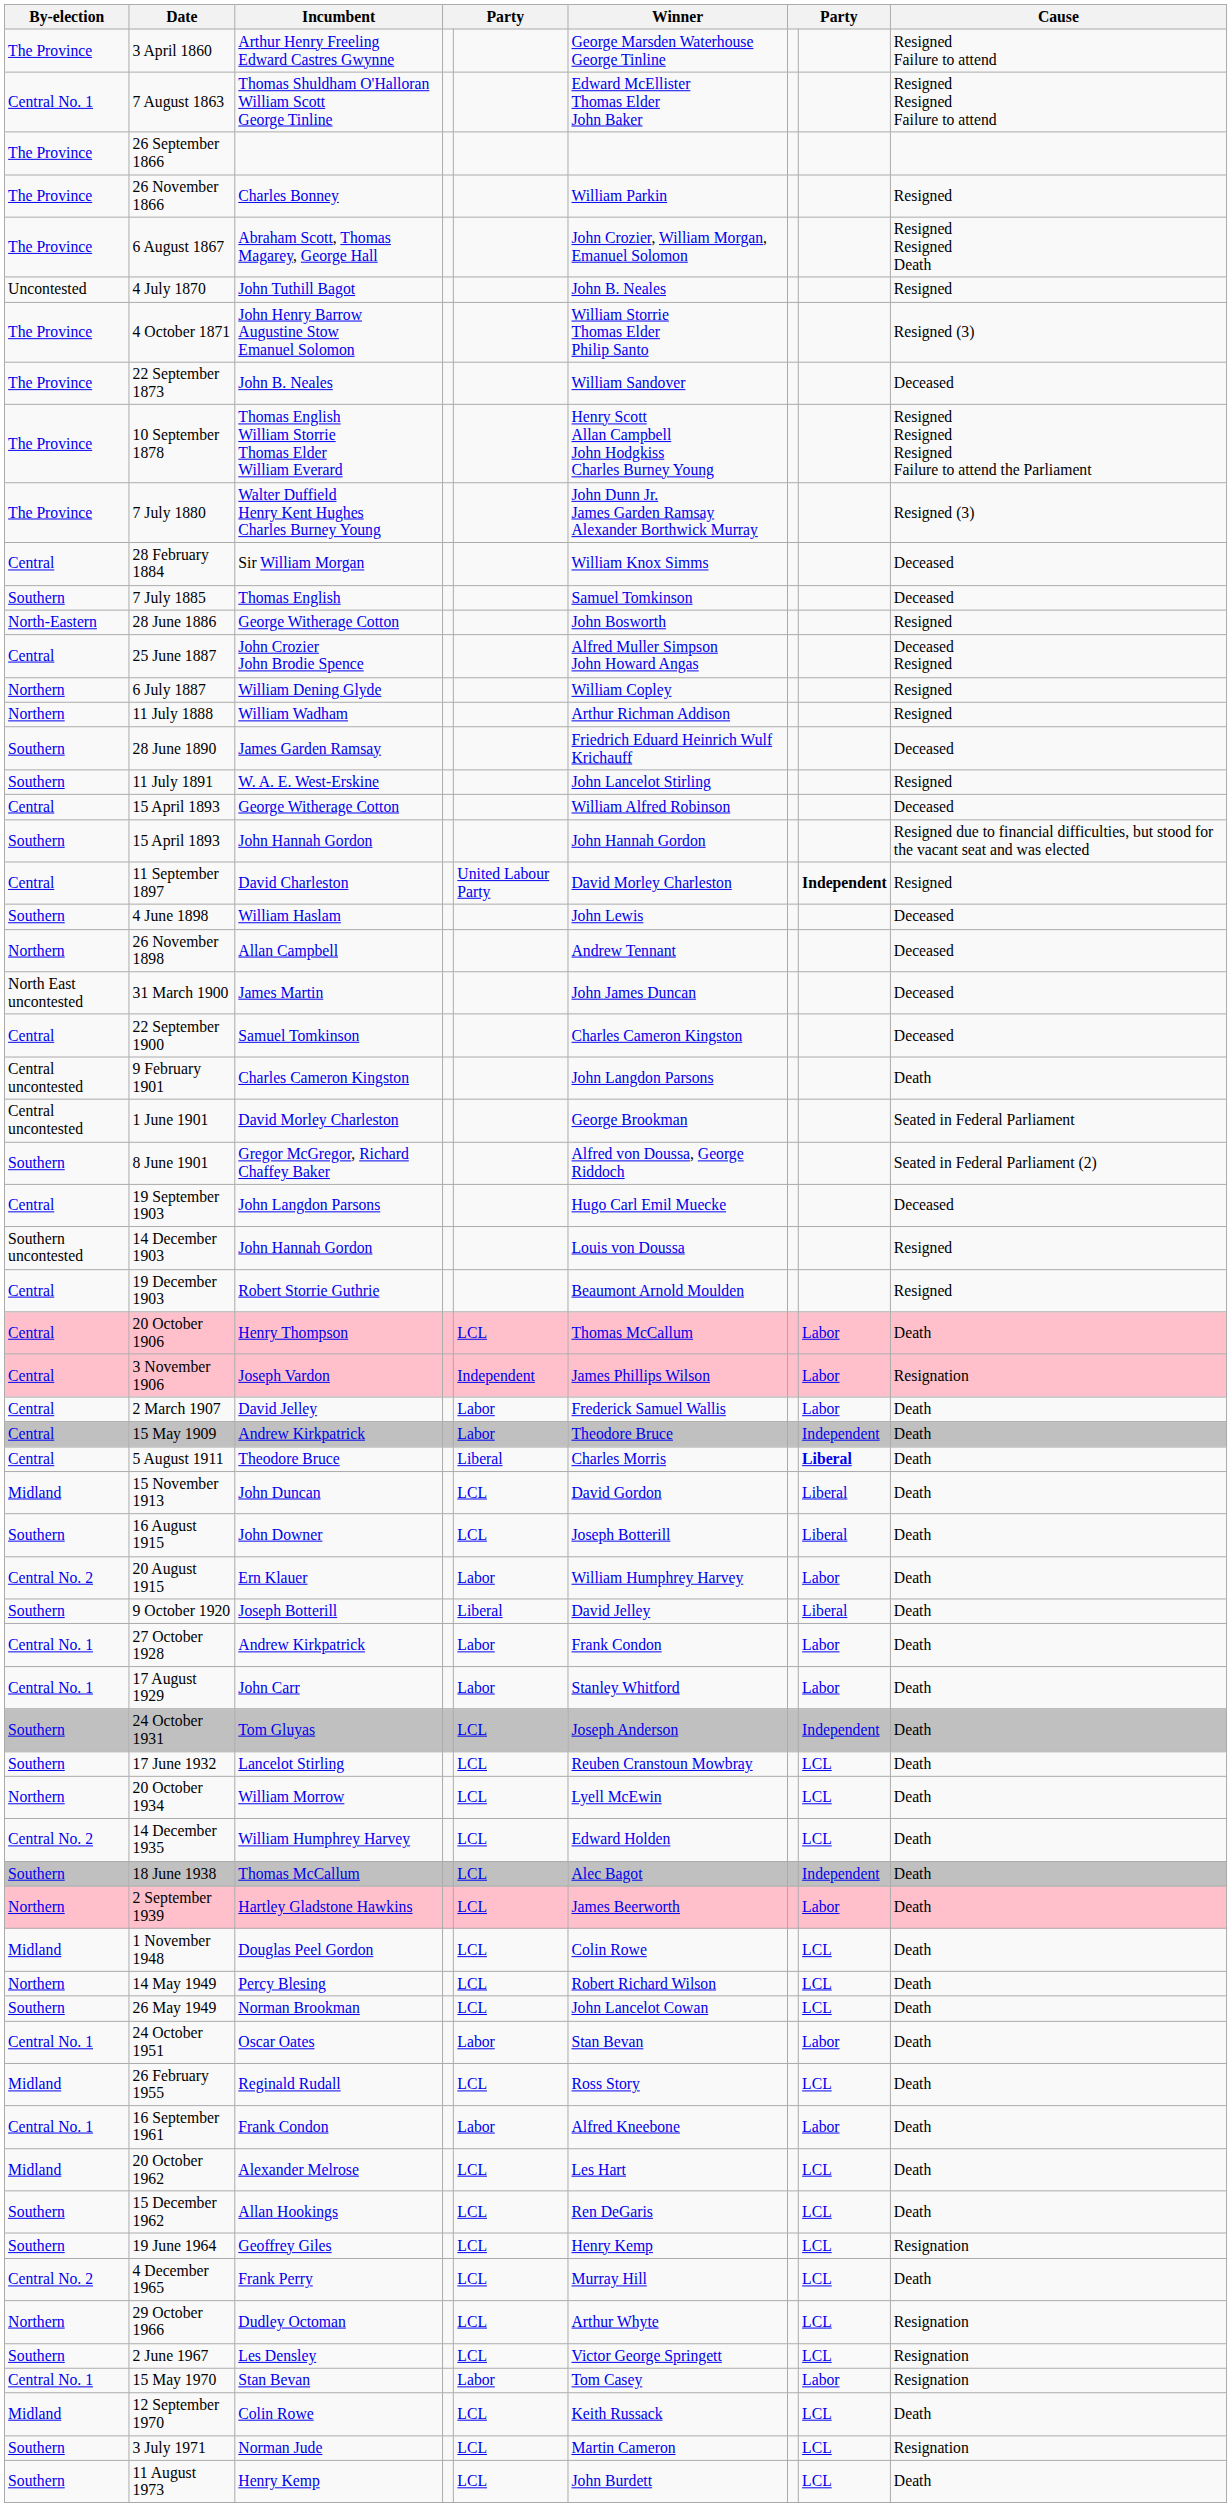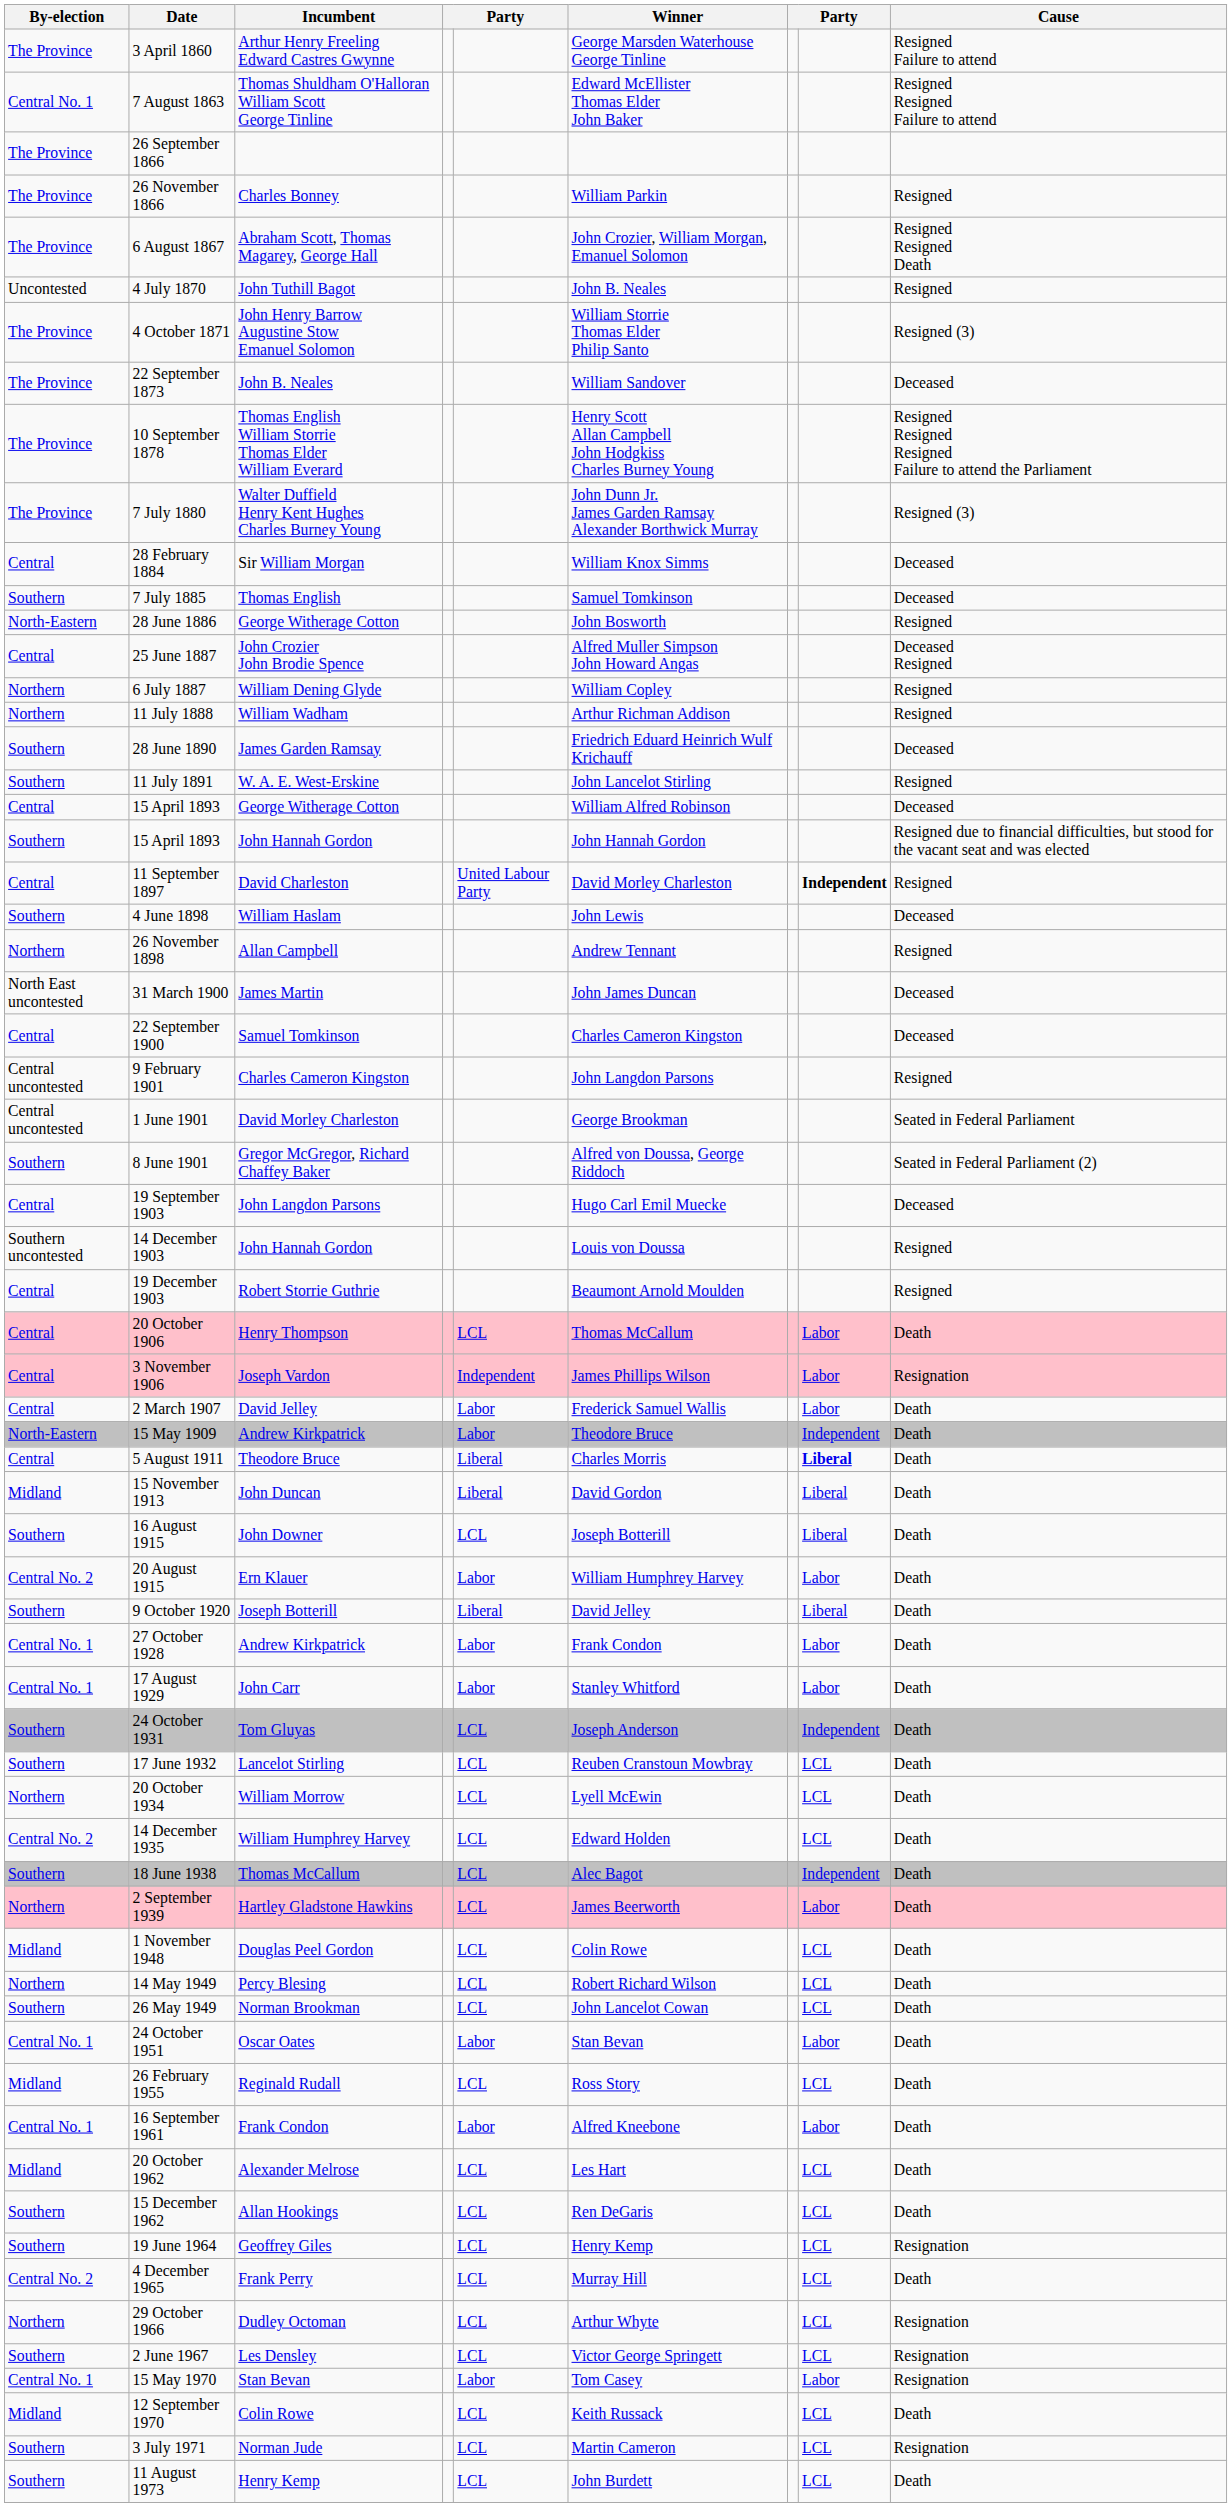(924, 950) Deceased -> (923, 950) Resigned
(913, 1078) Death -> (923, 1078) Resigned
(31, 1434) Central -> (53, 1434) North-Eastern
(472, 1492) LCL -> (480, 1492) Liberal
